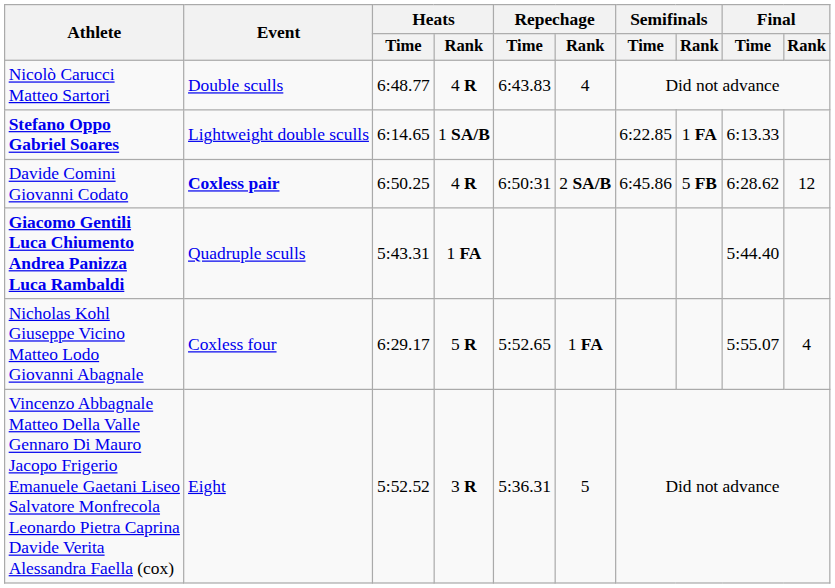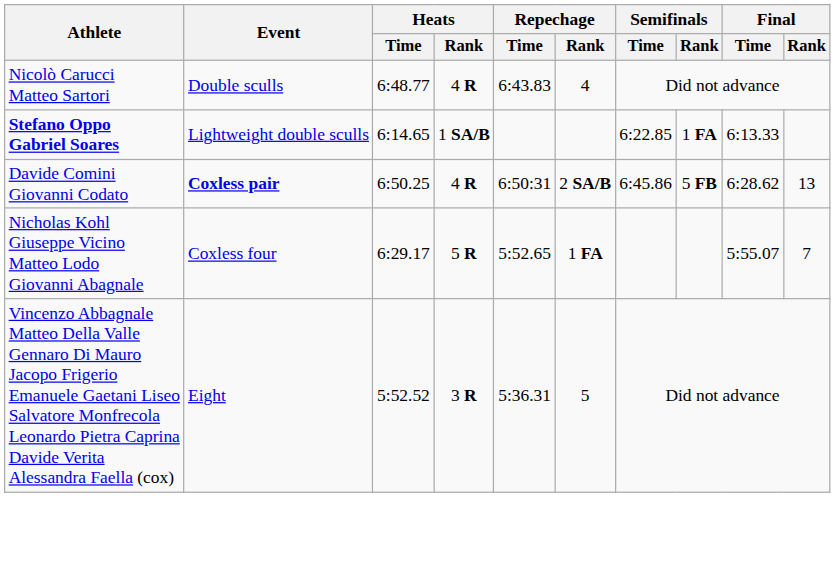(807, 184) 12 -> (807, 184) 13
- row: (71, 253)
(807, 344) 4 -> (807, 253) 7
